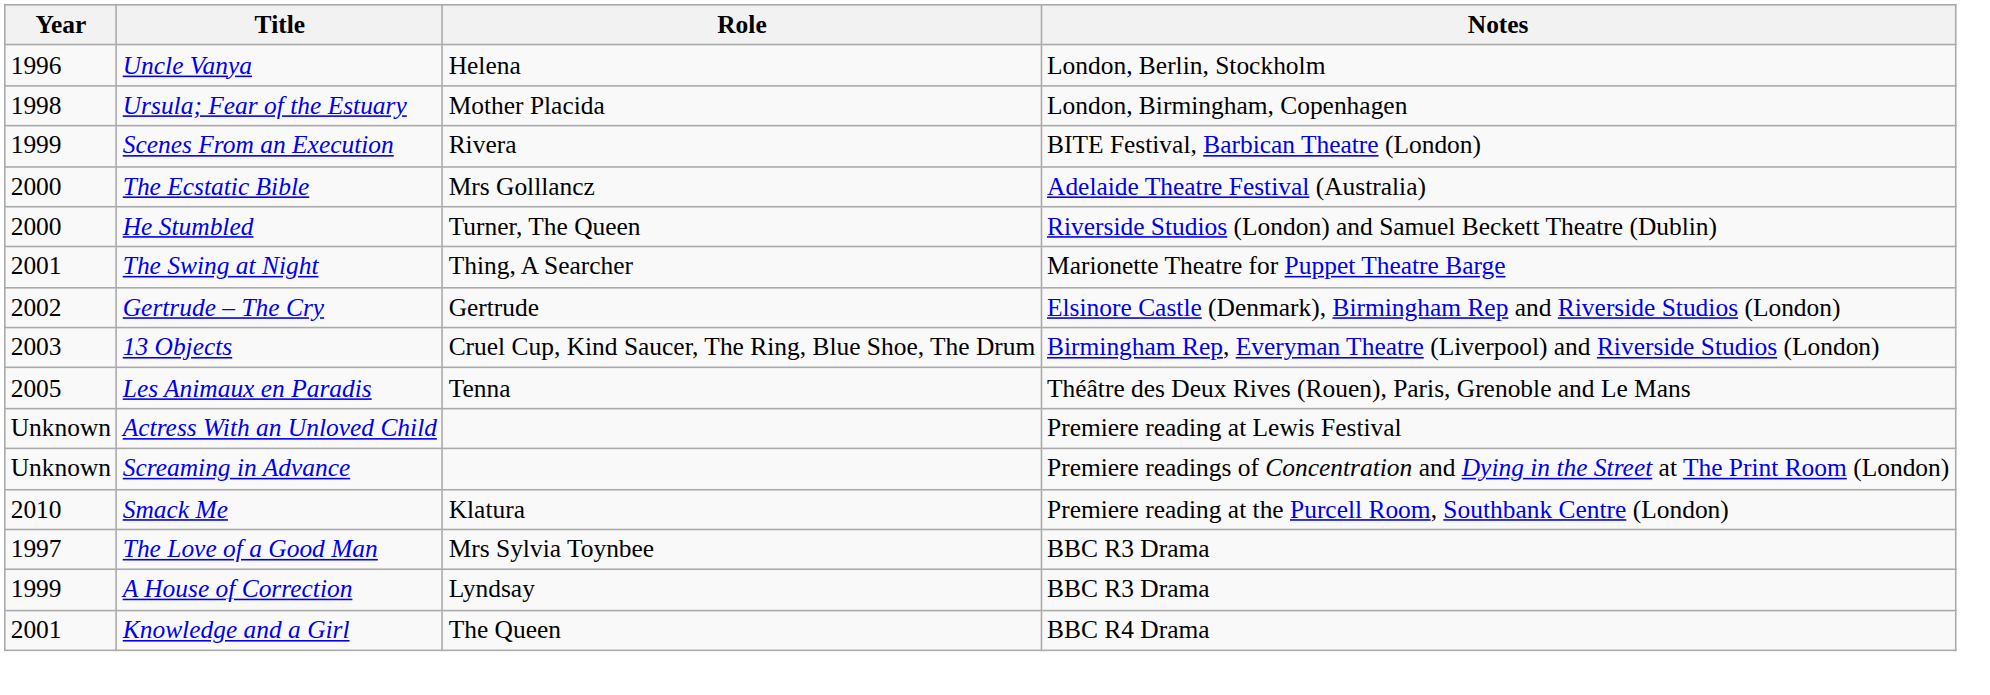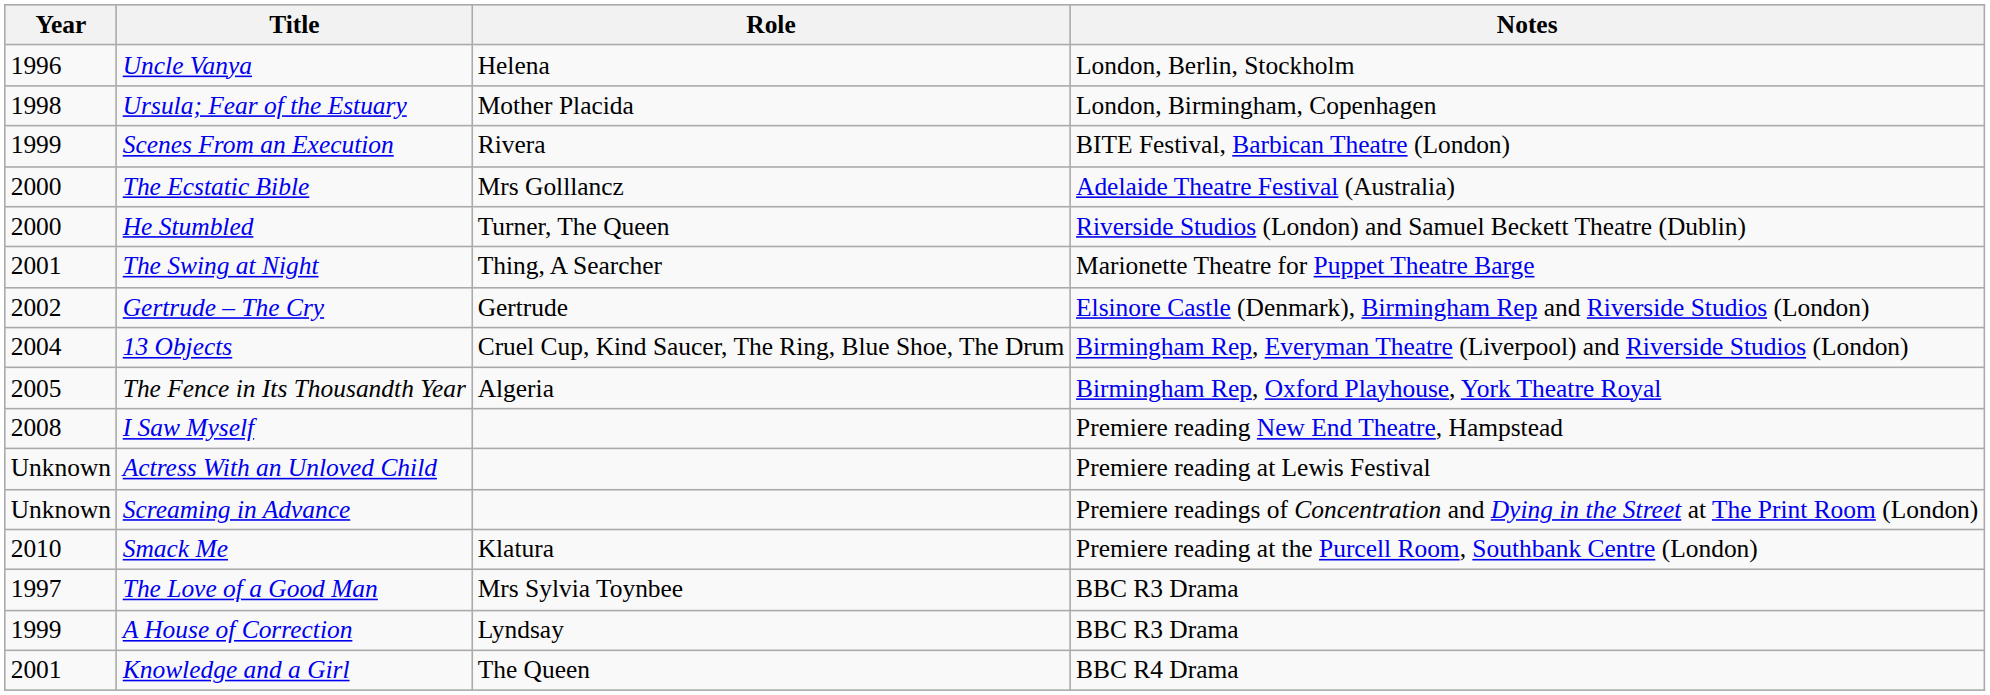(36, 347) 2003 -> (36, 347) 2004
+ row: (294, 387)
- row: (247, 387)
+ row: (188, 428)
